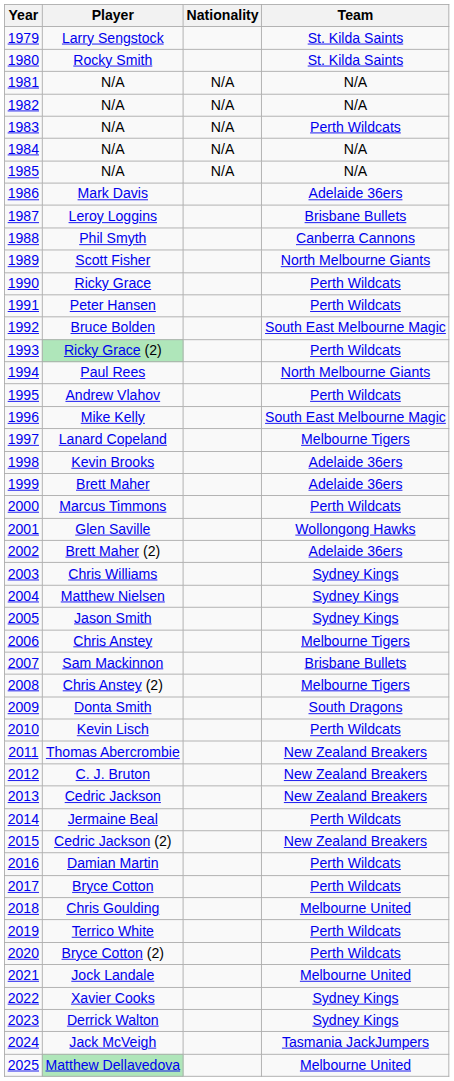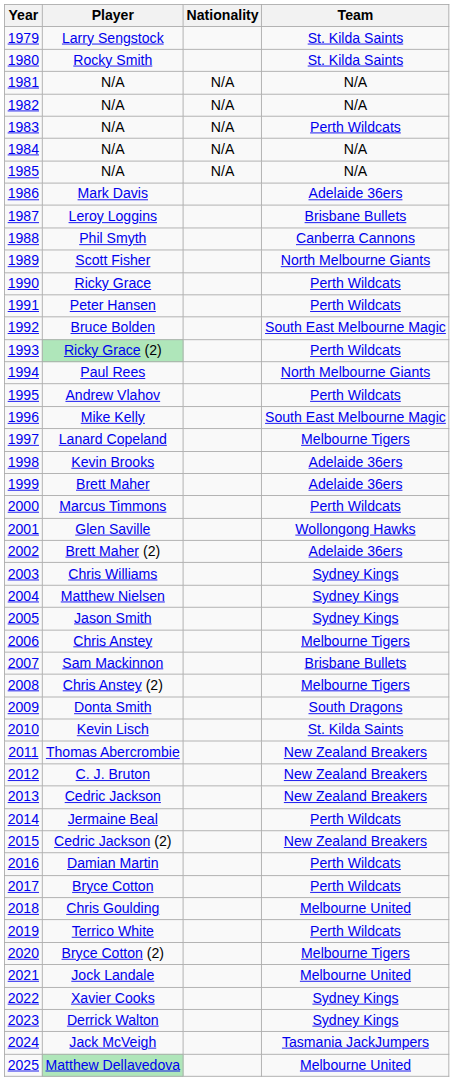(355, 730) Perth Wildcats -> (355, 730) St. Kilda Saints
(355, 953) Perth Wildcats -> (355, 953) Melbourne Tigers
